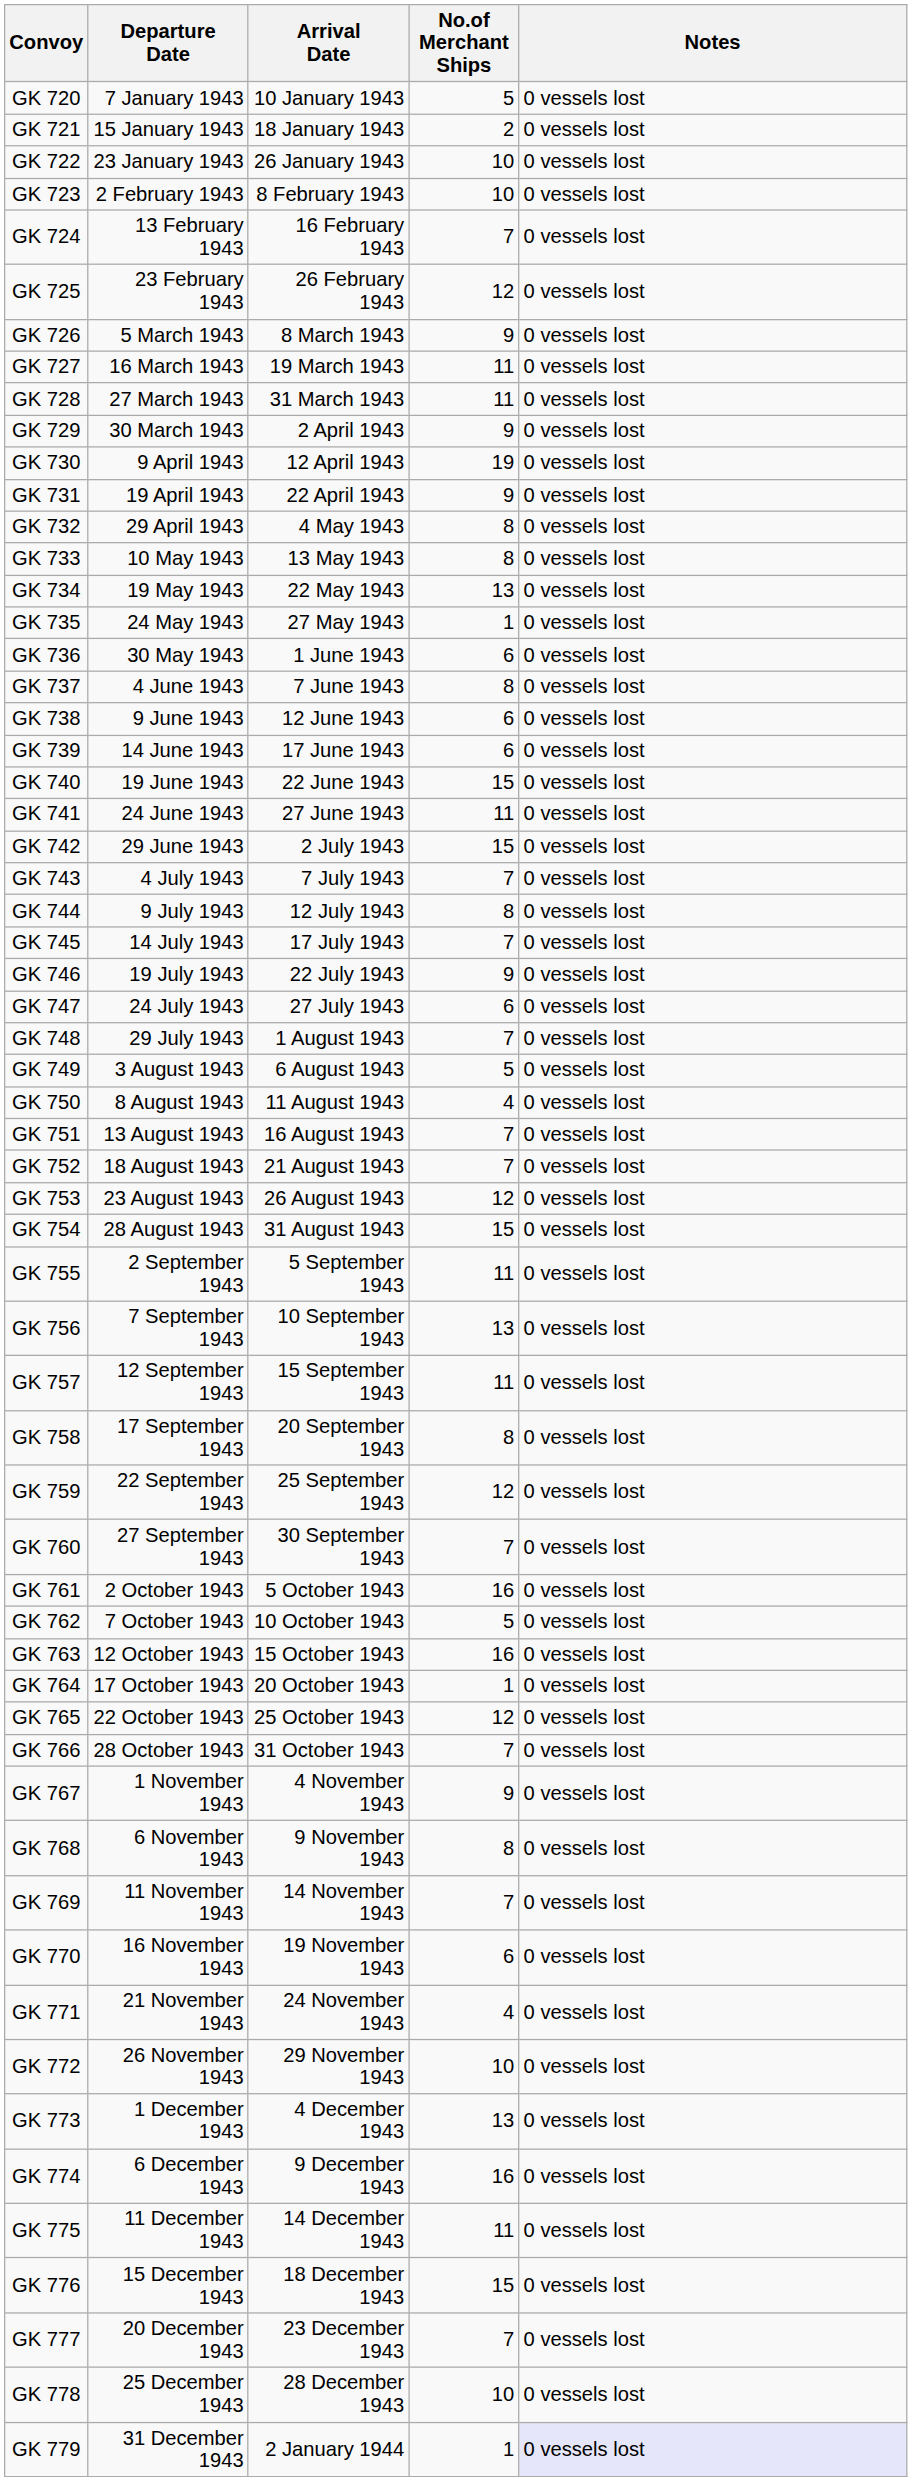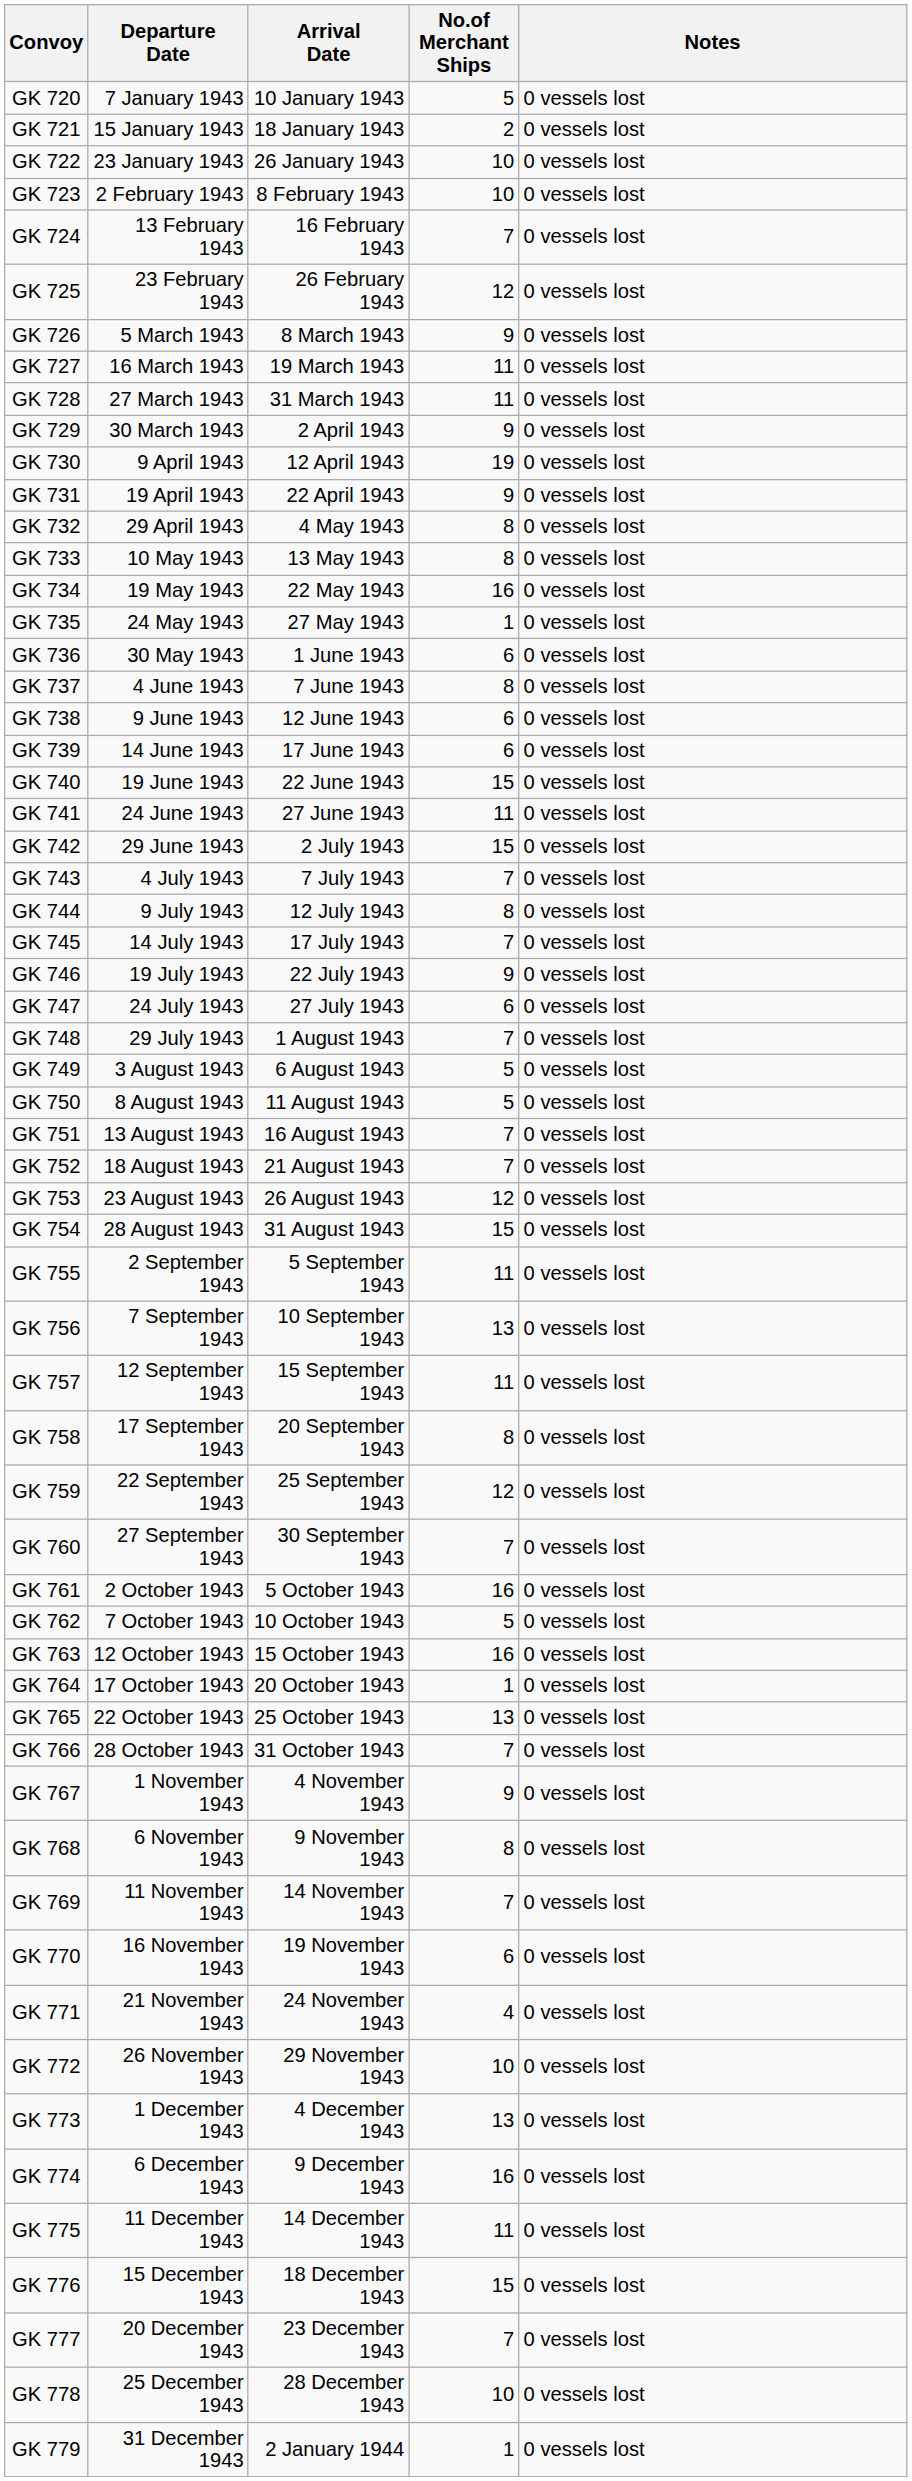(503, 590) 13 -> (503, 590) 16
(509, 1102) 4 -> (509, 1102) 5
(503, 1718) 12 -> (503, 1718) 13
(584, 2449) lavender background -> (584, 2449) no background
